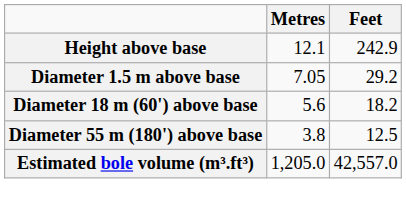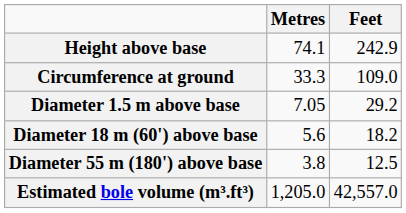(309, 47) 12.1 -> (309, 47) 74.1
+ row: (136, 76)
